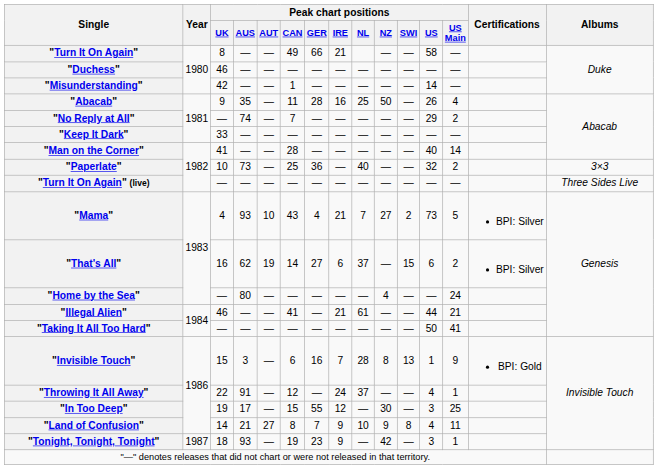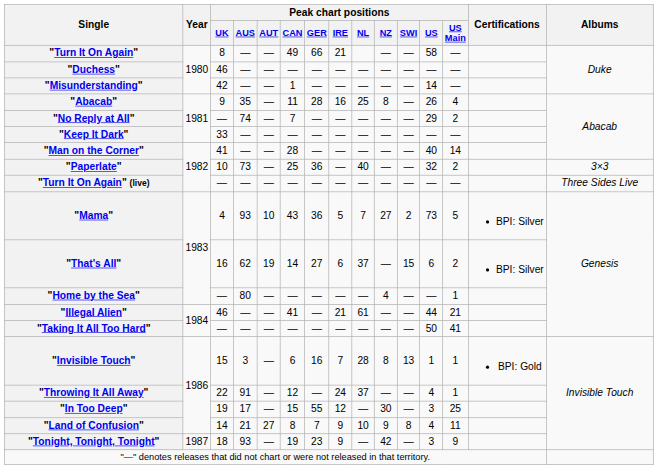(386, 102) 50 -> (386, 102) 8
(317, 215) 4 -> (317, 215) 36
(340, 215) 21 -> (340, 215) 5
(455, 296) 24 -> (455, 296) 1
(455, 361) 9 -> (455, 361) 1
(455, 441) 1 -> (455, 441) 9
